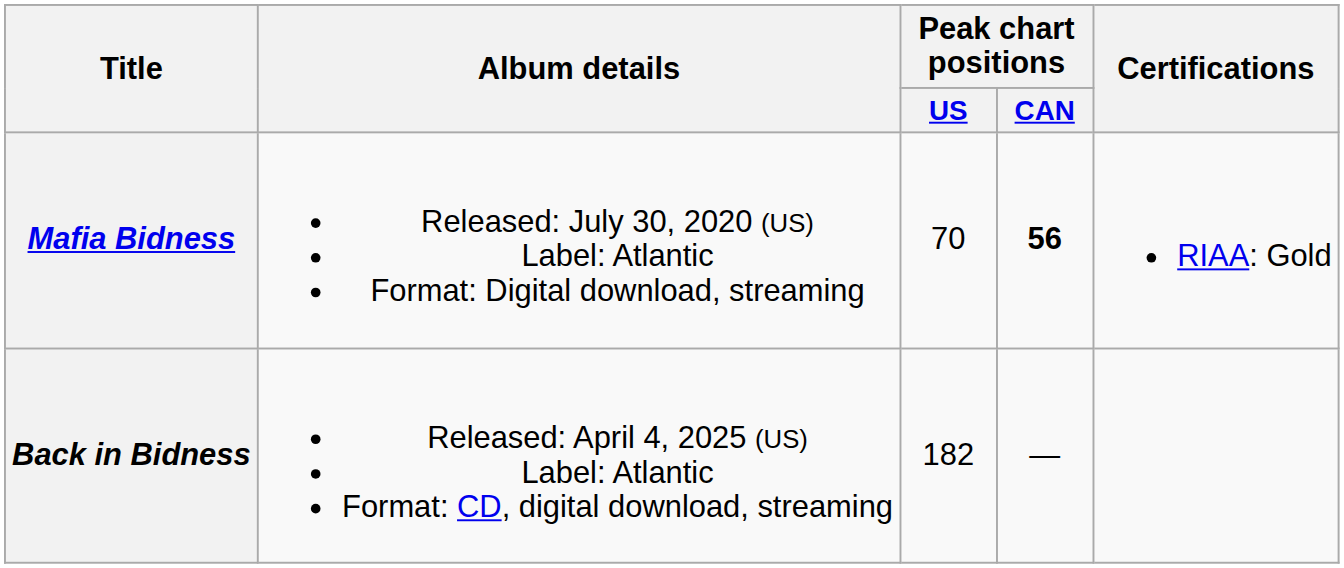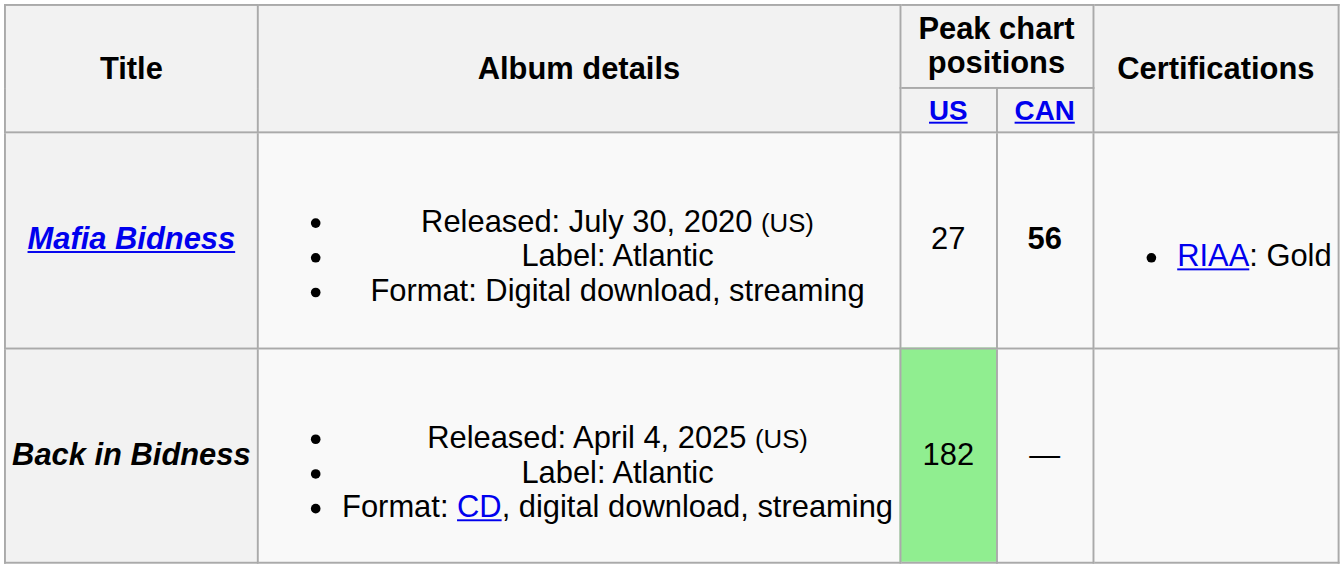(948, 239) 70 -> (948, 239) 27
(948, 454) no background -> (948, 454) lightgreen background
